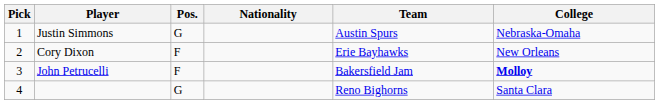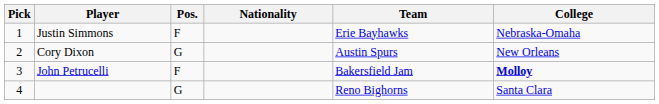(178, 33) G -> (177, 33) F
(366, 33) Austin Spurs -> (372, 33) Erie Bayhawks
(177, 52) F -> (178, 52) G
(372, 52) Erie Bayhawks -> (366, 52) Austin Spurs
